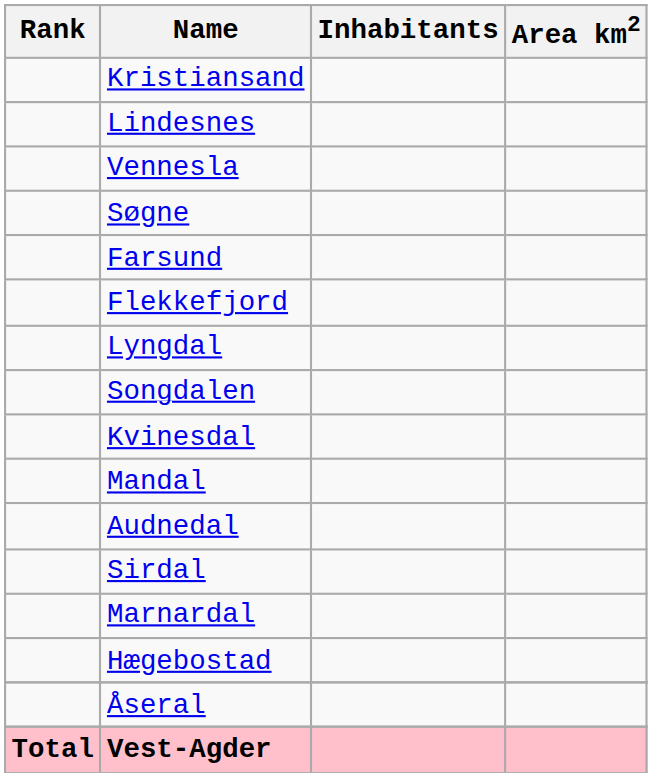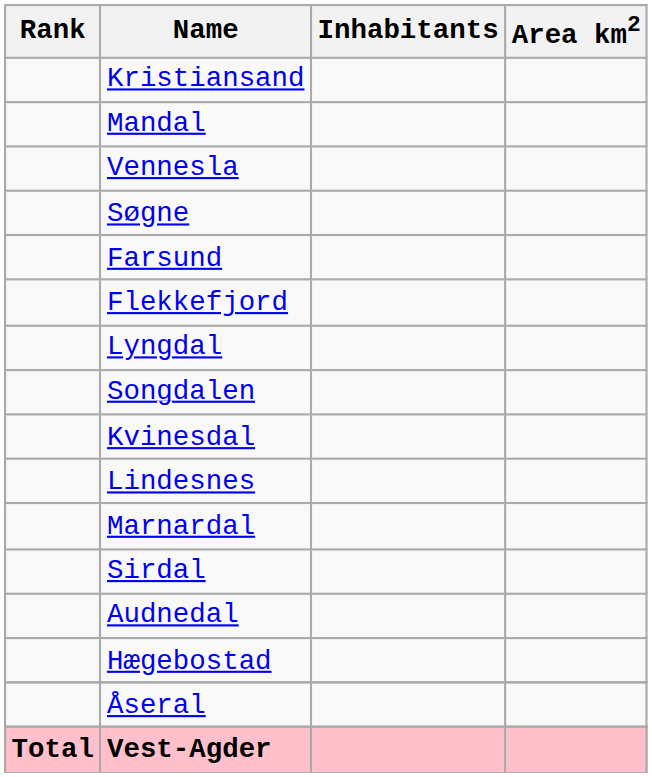rows swapped: (156, 481) <-> (181, 124)
rows swapped: (181, 616) <-> (173, 526)
